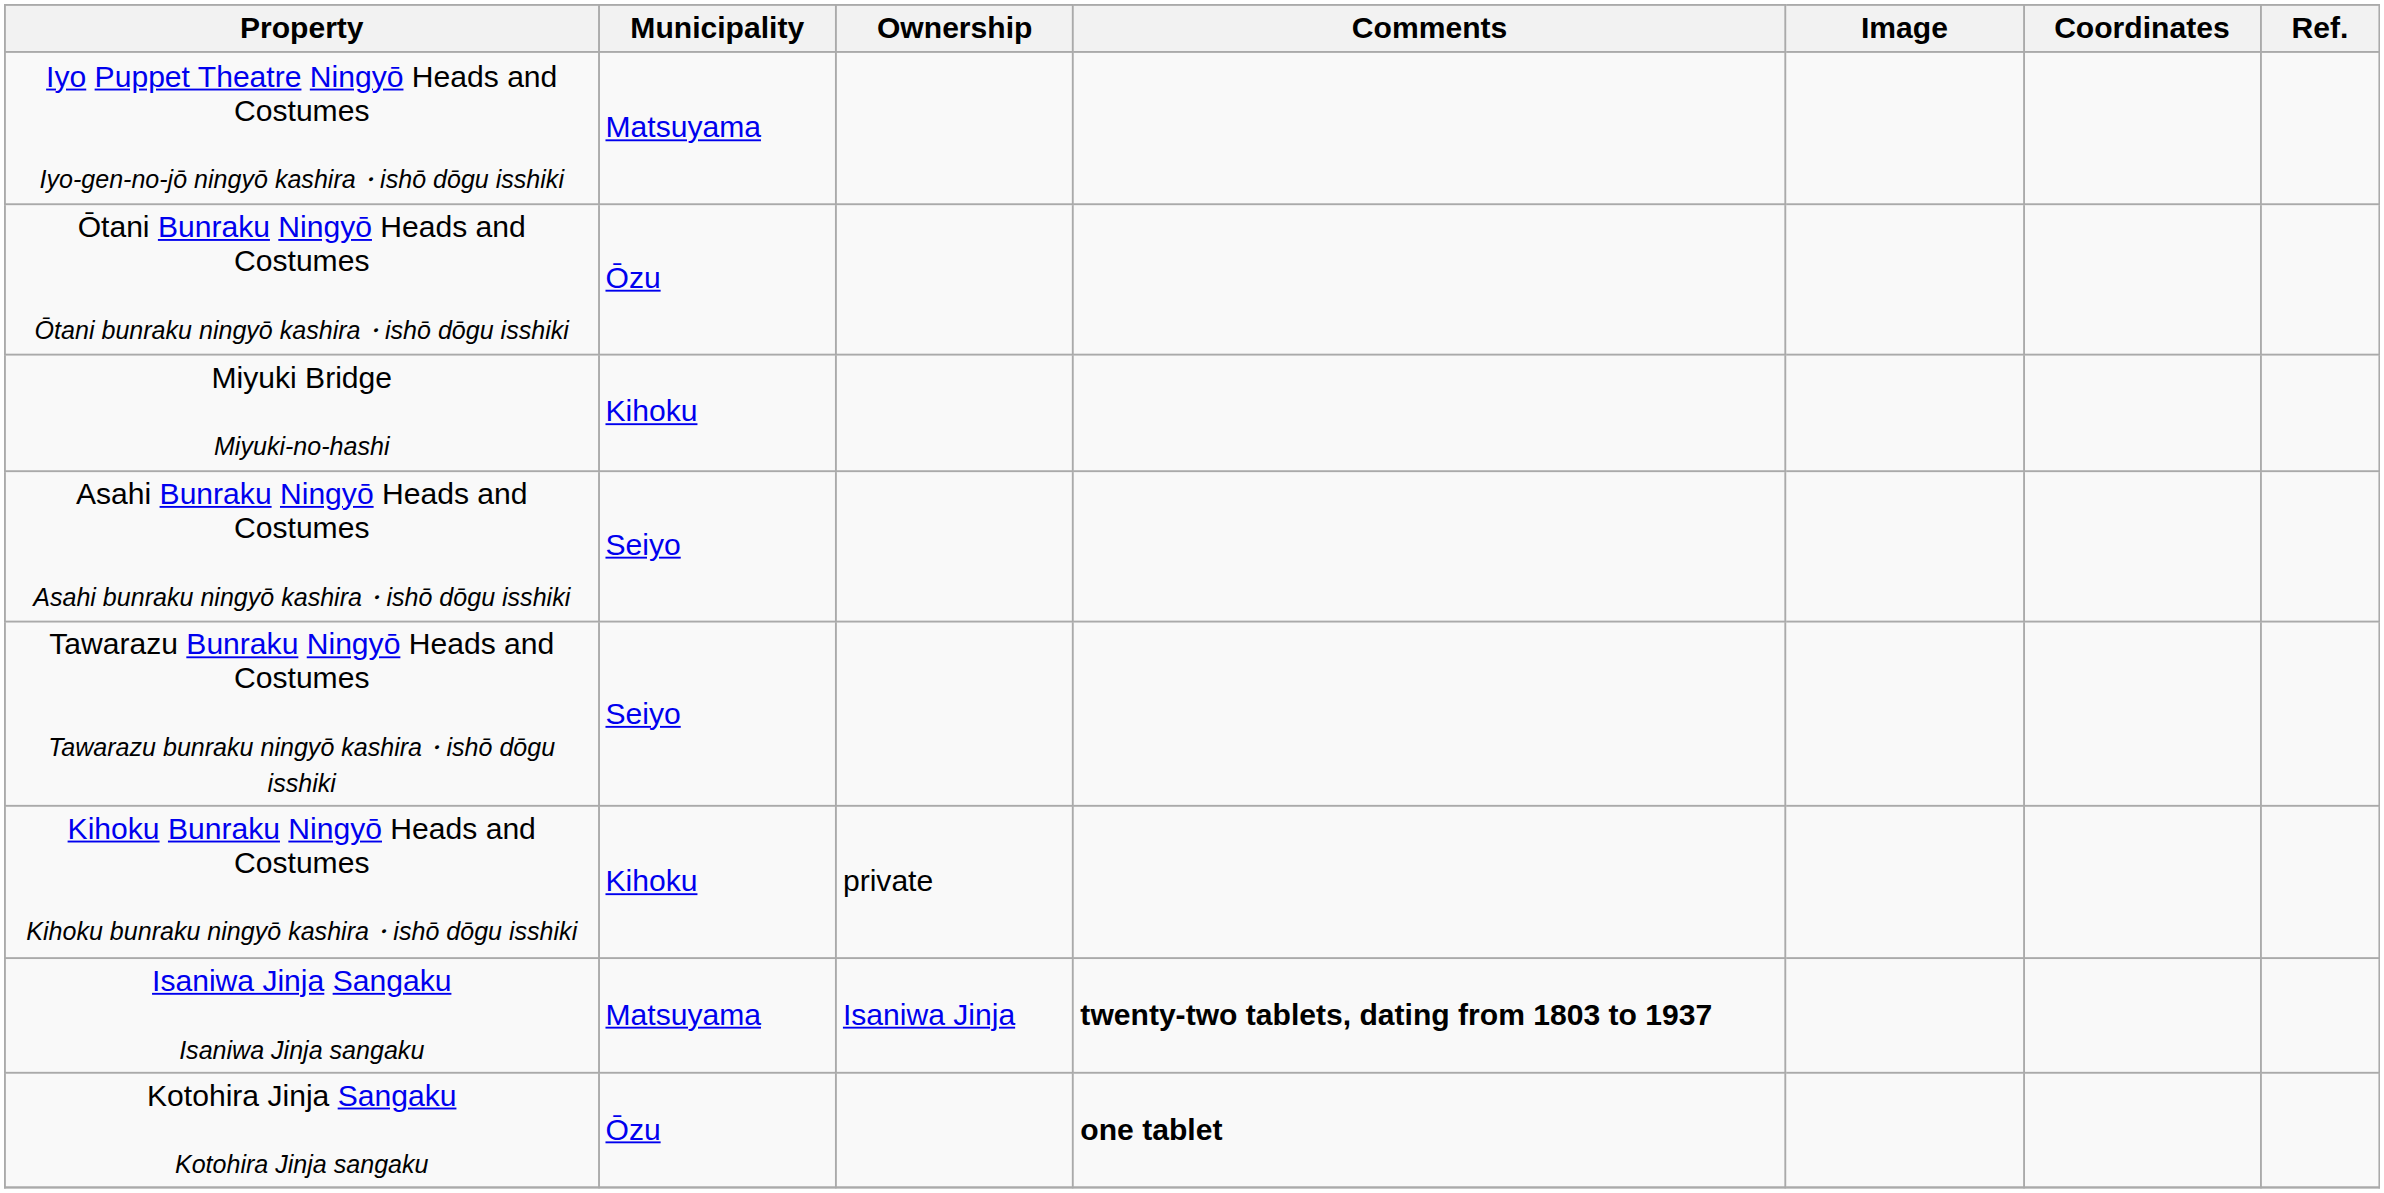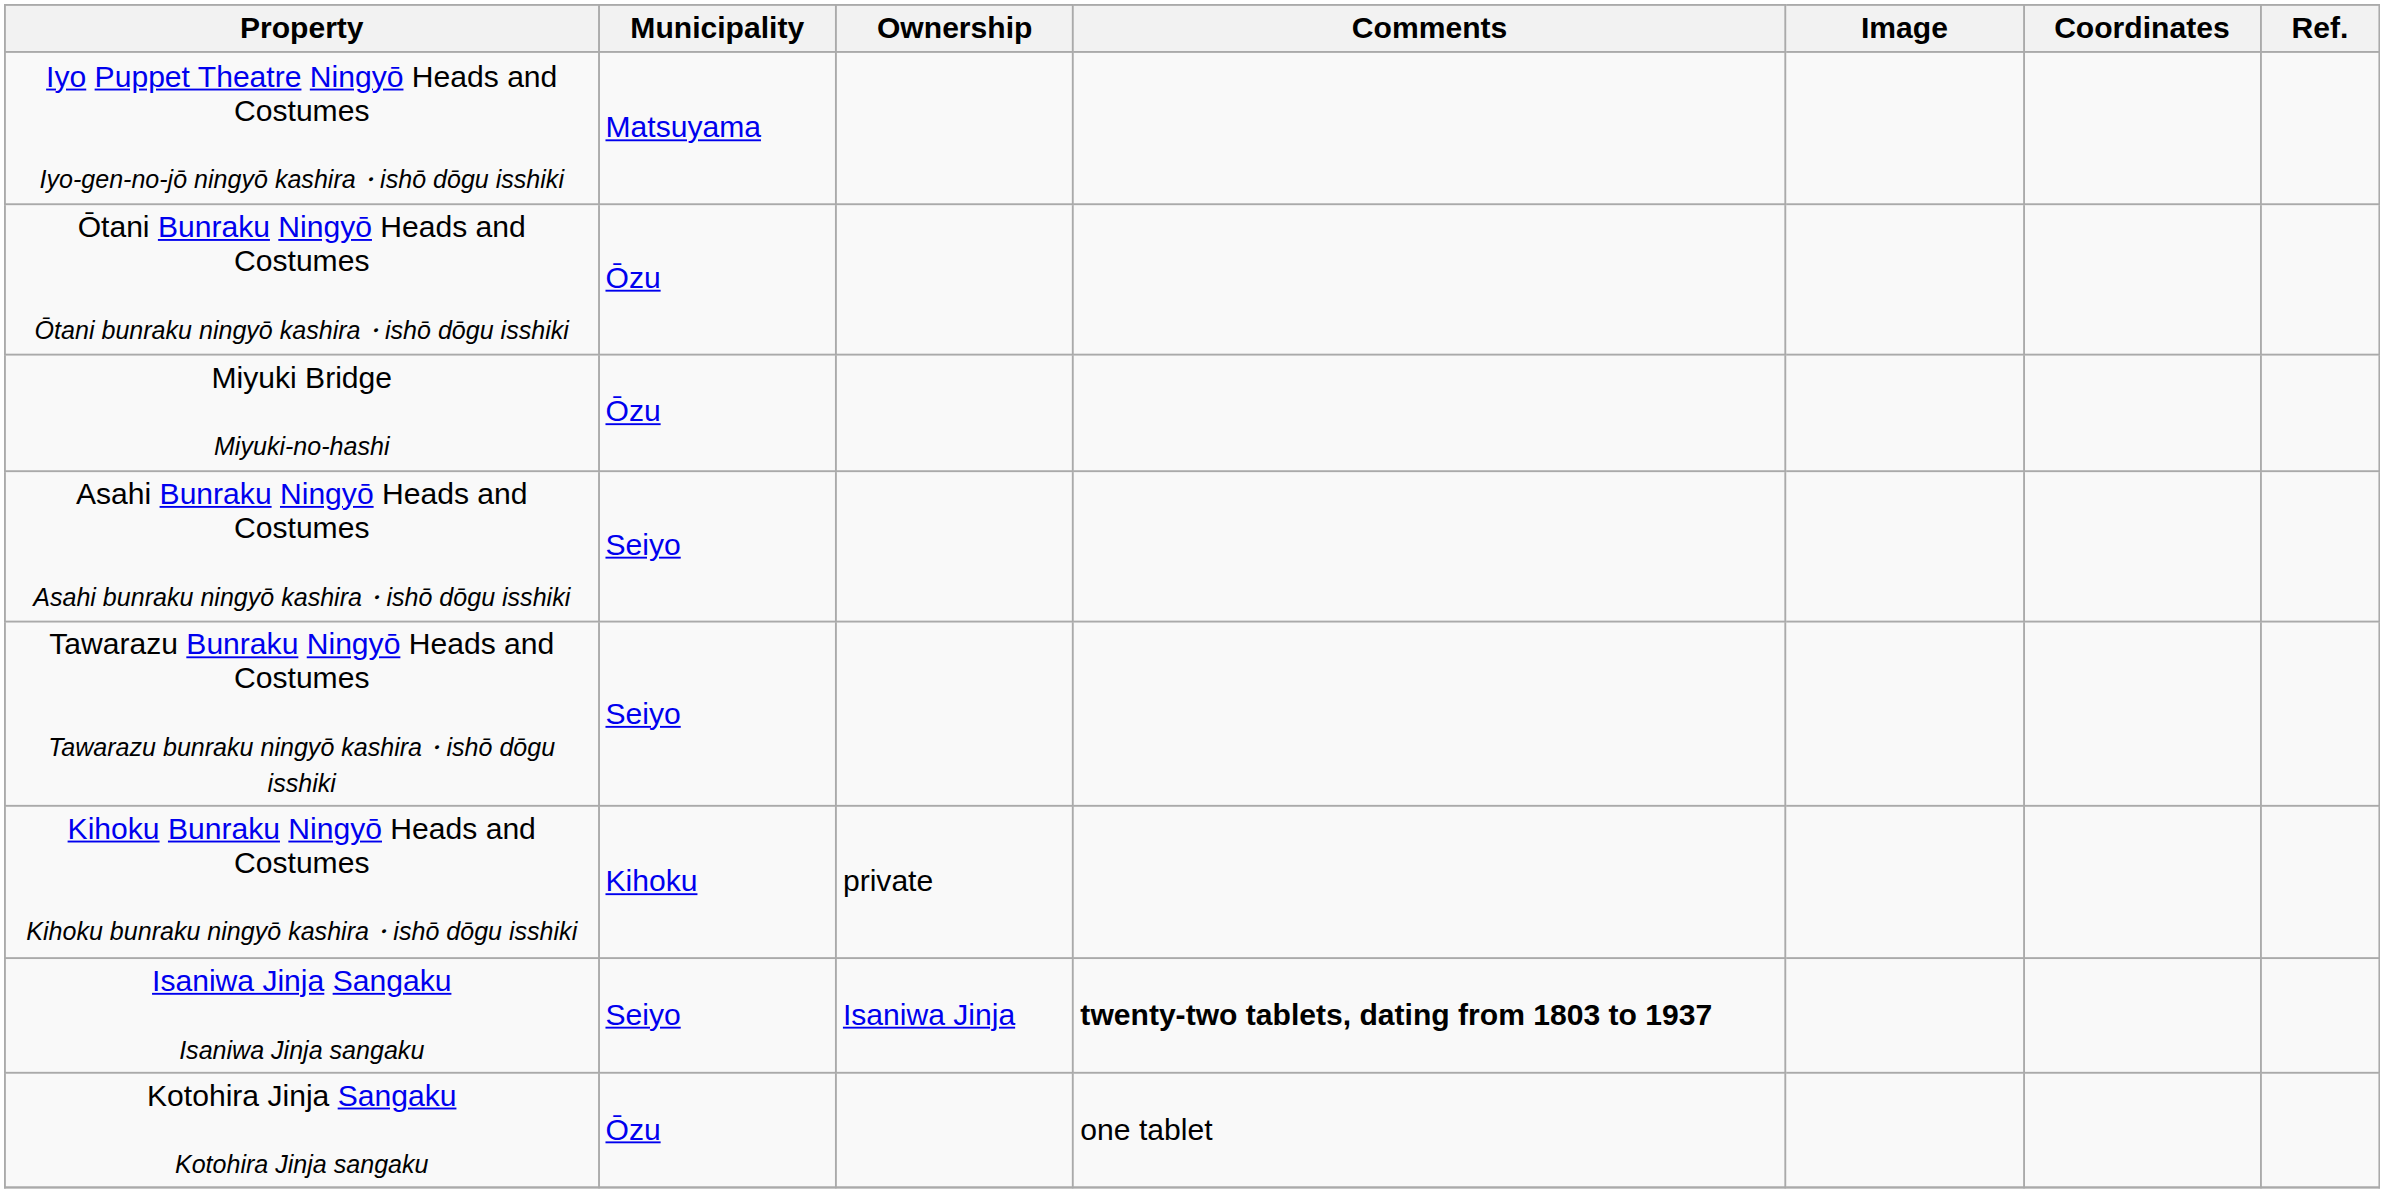(651, 412) Kihoku -> (633, 412) Ōzu
(683, 1014) Matsuyama -> (643, 1014) Seiyo
(1151, 1130) bold -> (1146, 1130) normal
